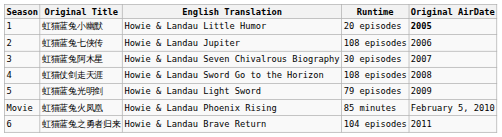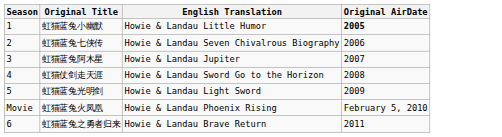- column: (375, 11)
(182, 43) Howie & Landau Jupiter -> (232, 43) Howie & Landau Seven Chivalrous Biography
(232, 59) Howie & Landau Seven Chivalrous Biography -> (182, 59) Howie & Landau Jupiter
